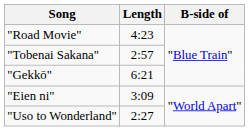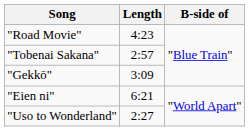(142, 75) 6:21 -> (142, 75) 3:09
(142, 95) 3:09 -> (142, 95) 6:21
